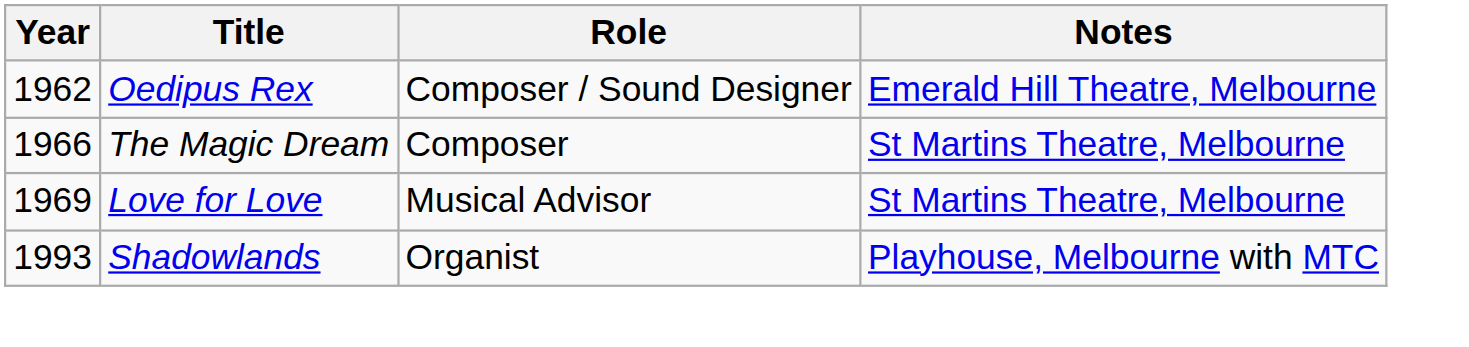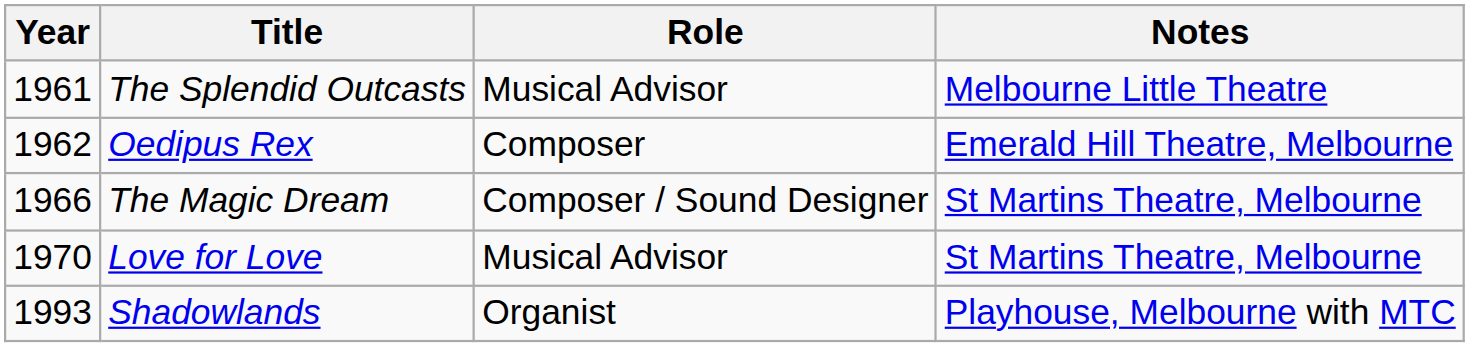+ row: (287, 88)
(629, 88) Composer / Sound Designer -> (564, 144) Composer
(487, 144) Composer -> (705, 200) Composer / Sound Designer
(53, 200) 1969 -> (53, 256) 1970
